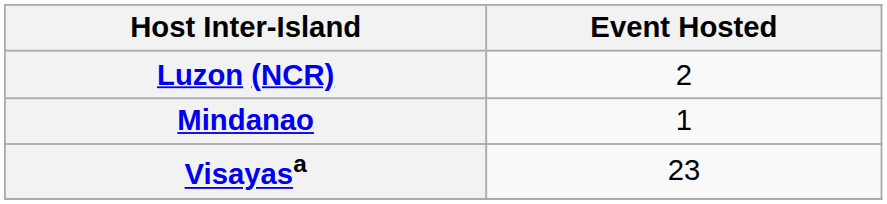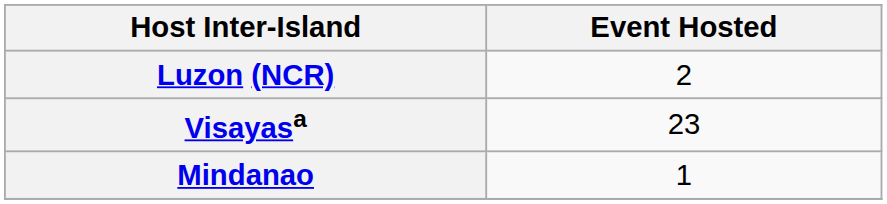rows swapped: (246, 170) <-> (246, 120)
